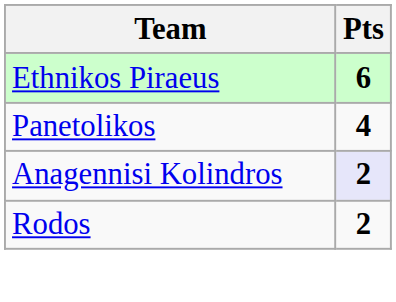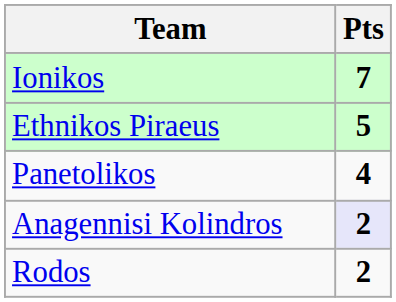+ row: (58, 77)
(363, 77) 6 -> (363, 126) 5
